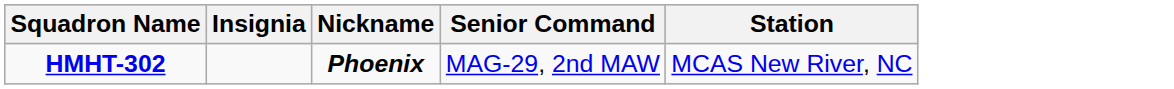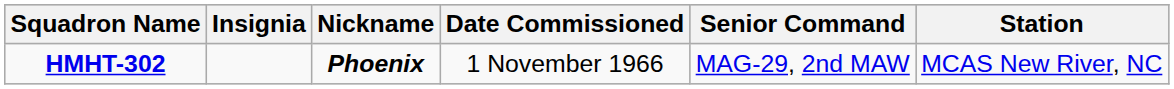+ column: (565, 24)
